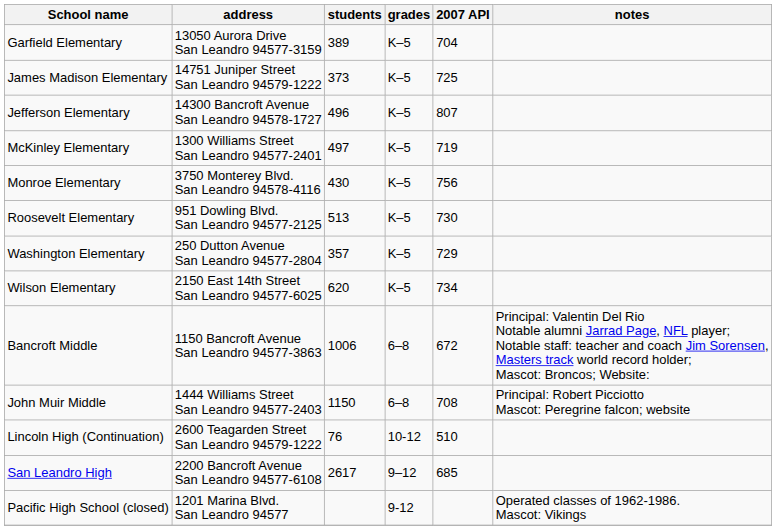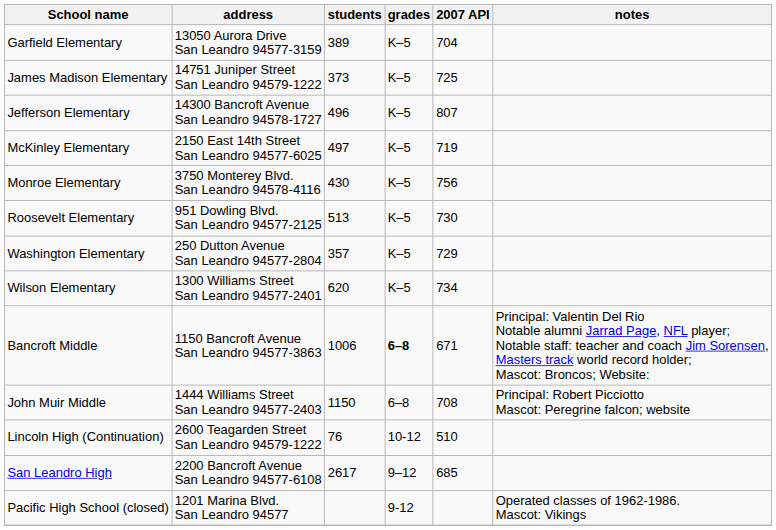(248, 148) 1300 Williams Street San Leandro 94577-2401 -> (248, 148) 2150 East 14th Street San Leandro 94577-6025
(248, 288) 2150 East 14th Street San Leandro 94577-6025 -> (248, 288) 1300 Williams Street San Leandro 94577-2401
(399, 345) normal -> (399, 345) bold
(447, 345) 672 -> (447, 345) 671
